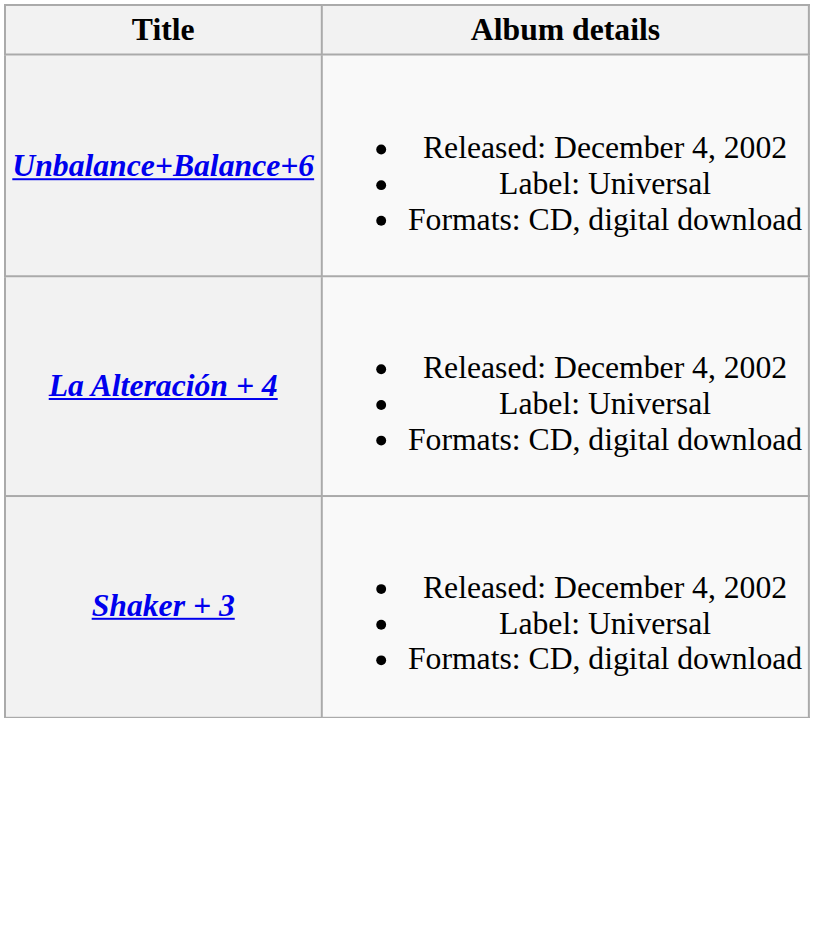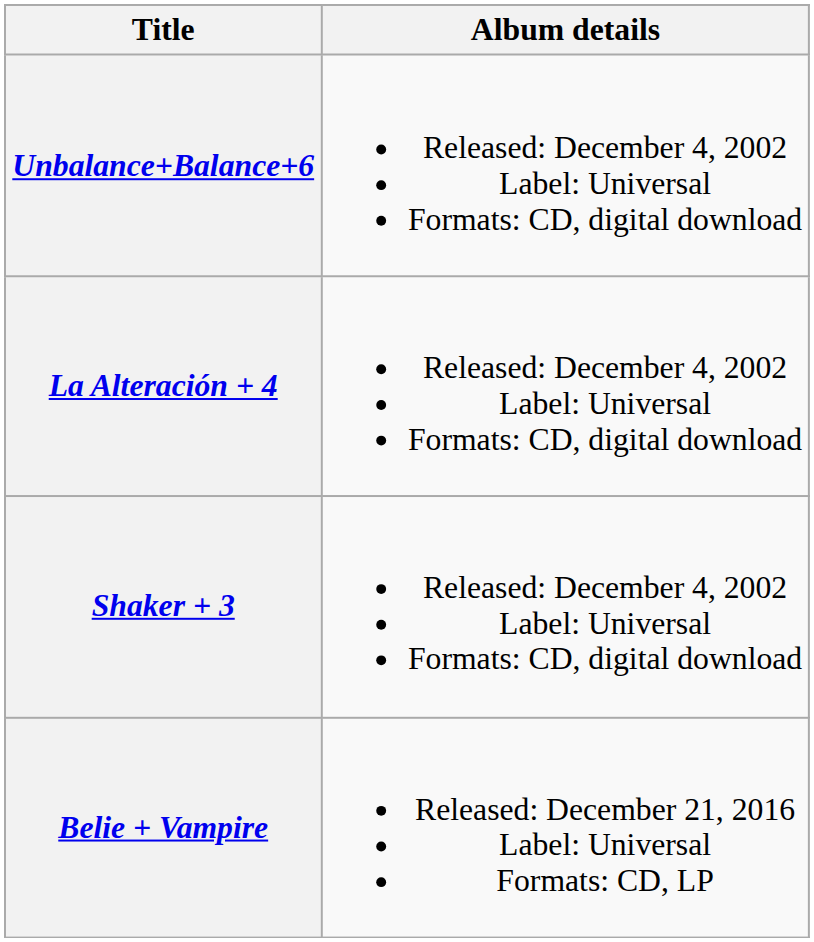+ row: (163, 826)
